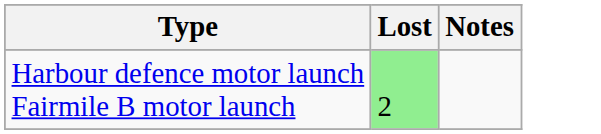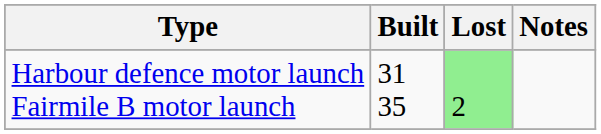+ column: (408, 27)
